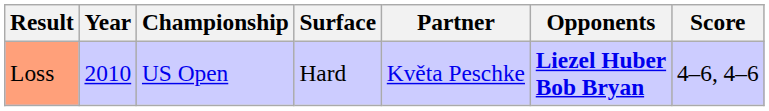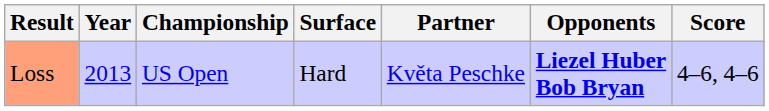(108, 73) 2010 -> (108, 73) 2013
